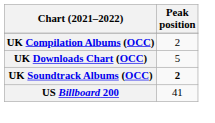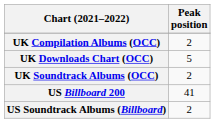(177, 76) bold -> (189, 76) normal
+ row: (86, 110)
